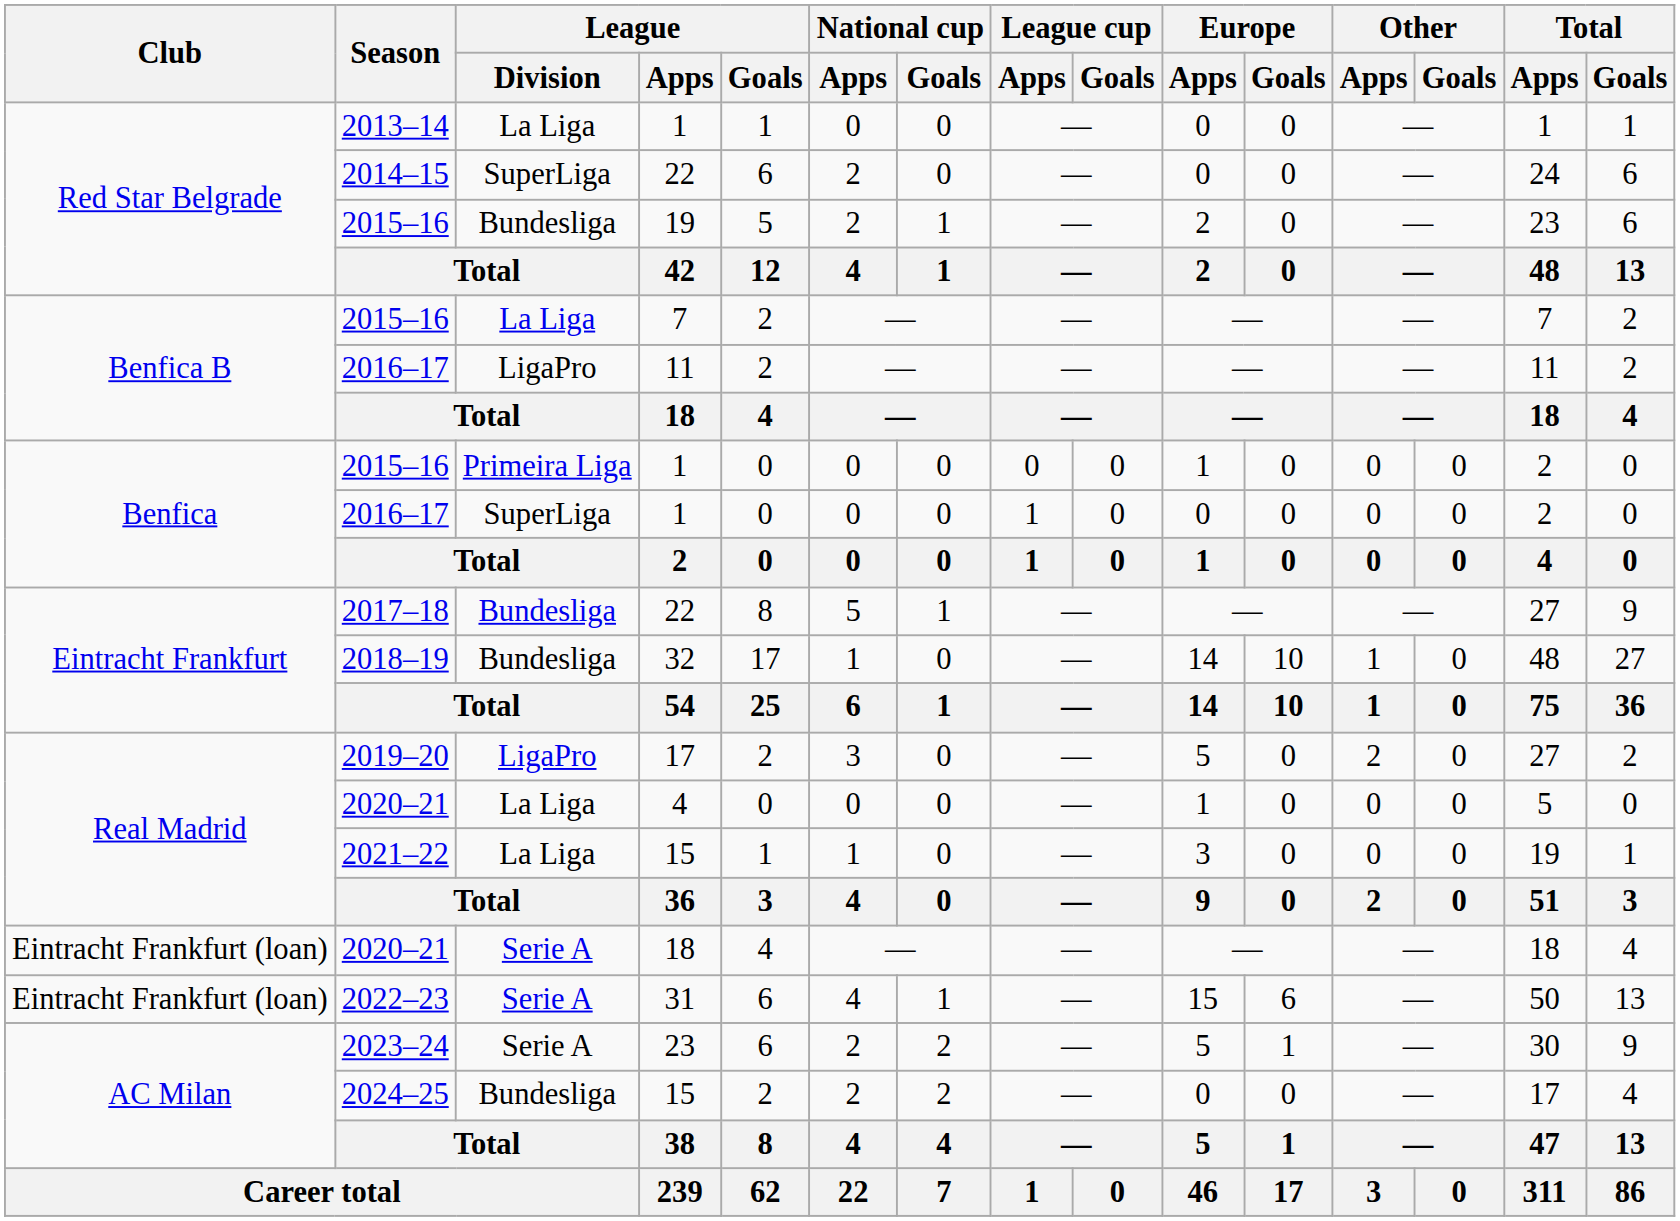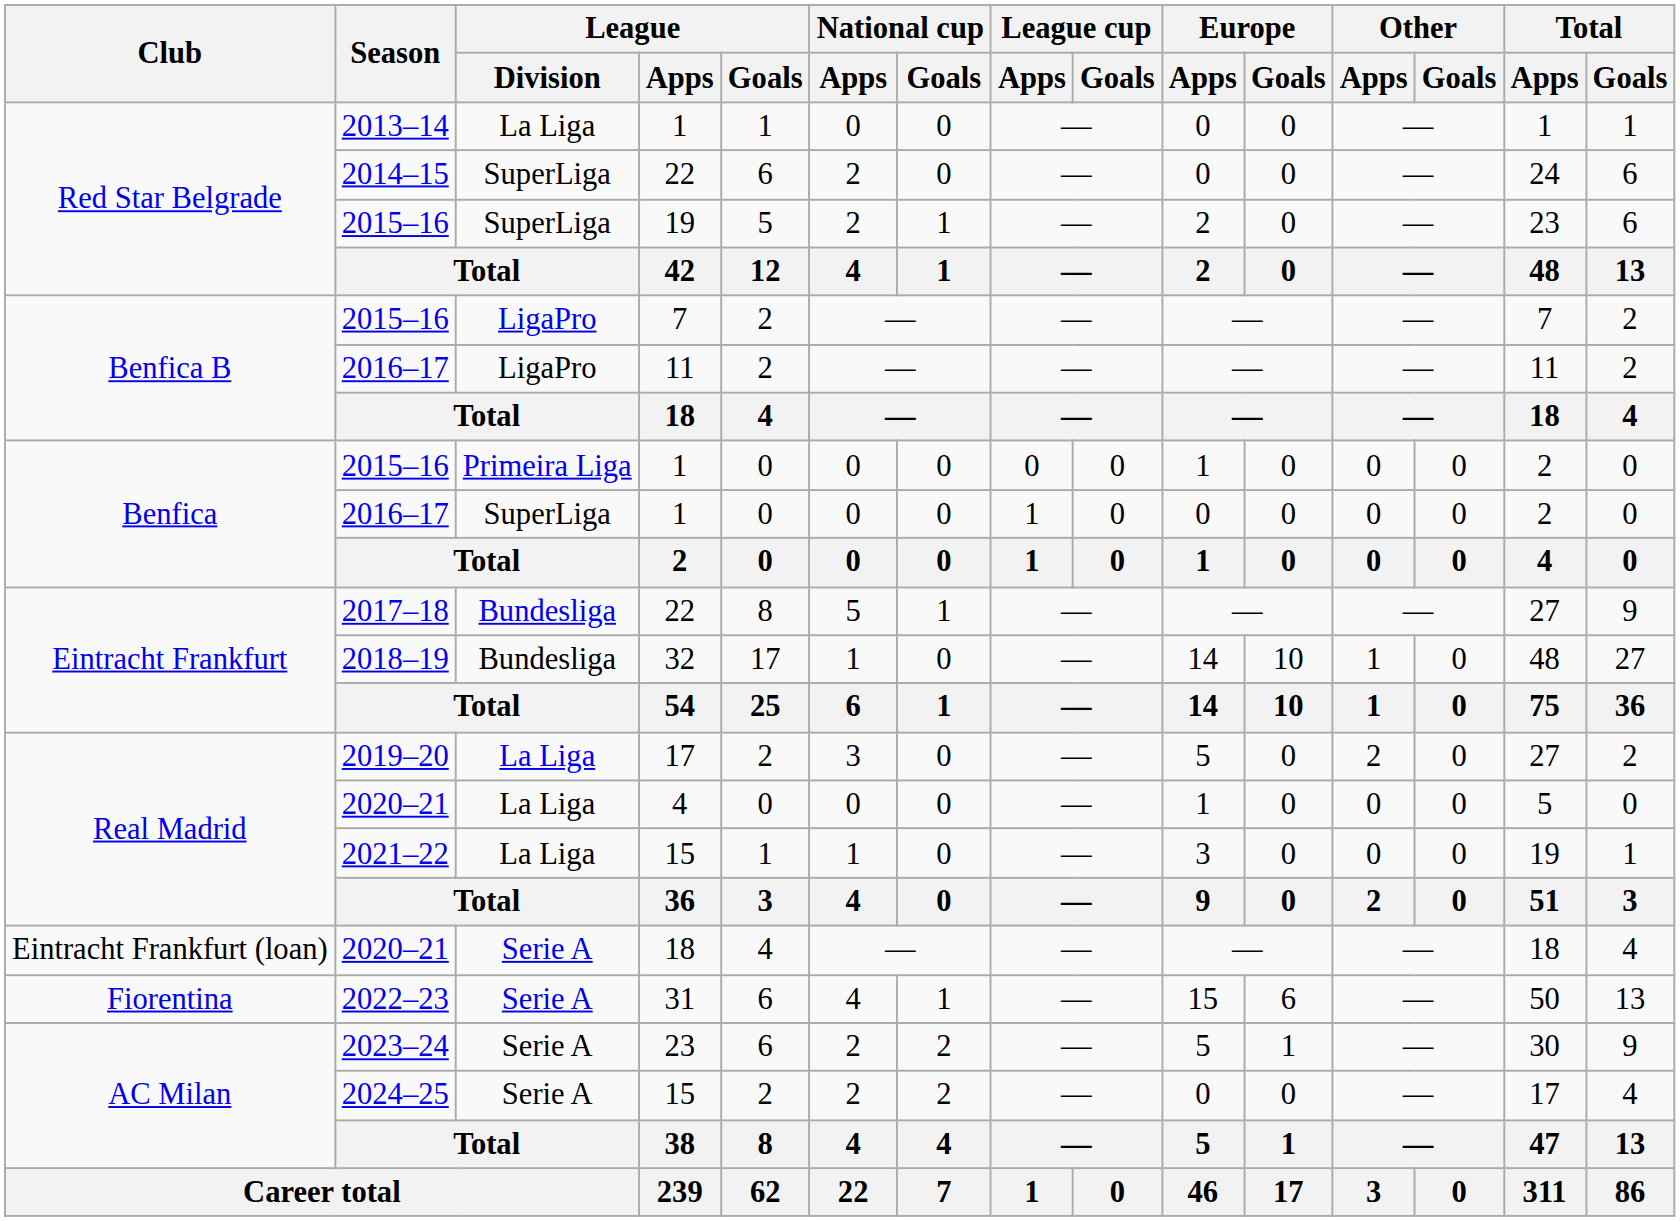(547, 222) Bundesliga -> (547, 222) SuperLiga
(547, 319) La Liga -> (547, 319) LigaPro
(547, 755) LigaPro -> (547, 755) La Liga
(170, 998) Eintracht Frankfurt (loan) -> (170, 998) Fiorentina
(547, 1094) Bundesliga -> (547, 1094) Serie A
